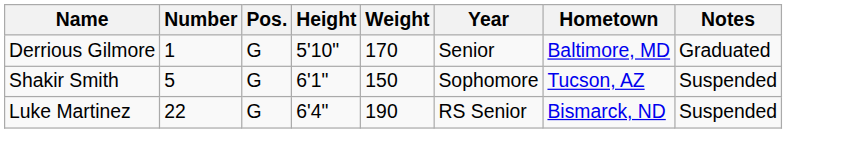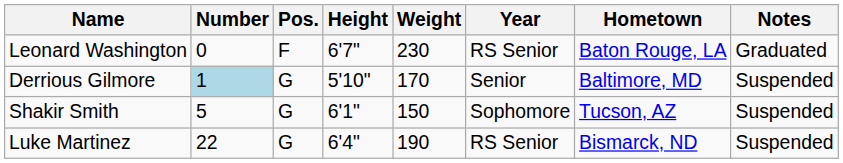+ row: (98, 50)
(170, 50) no background -> (201, 81) lightblue background
(725, 50) Graduated -> (784, 81) Suspended
